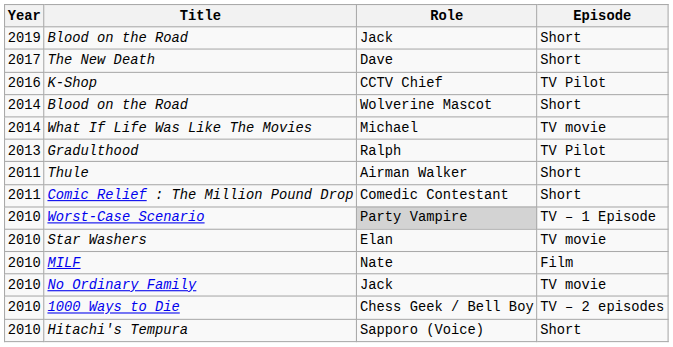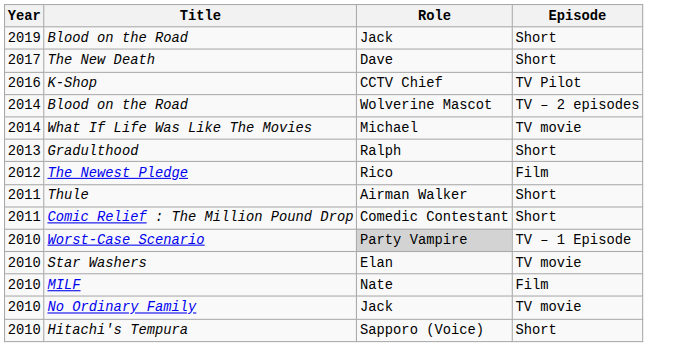(561, 106) Short -> (577, 106) TV – 2 episodes
(573, 151) TV Pilot -> (536, 151) Short
+ row: (24, 173)
- row: (24, 308)
